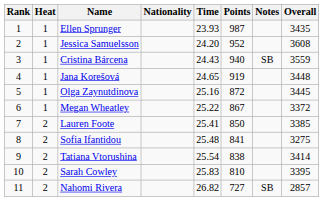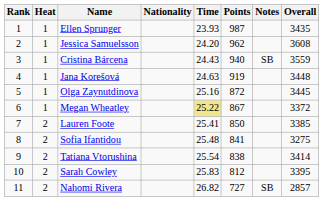(237, 44) 952 -> (237, 44) 962
(208, 76) 24.65 -> (208, 76) 24.63
(208, 108) no background -> (208, 108) khaki background
(237, 172) 810 -> (237, 172) 812
